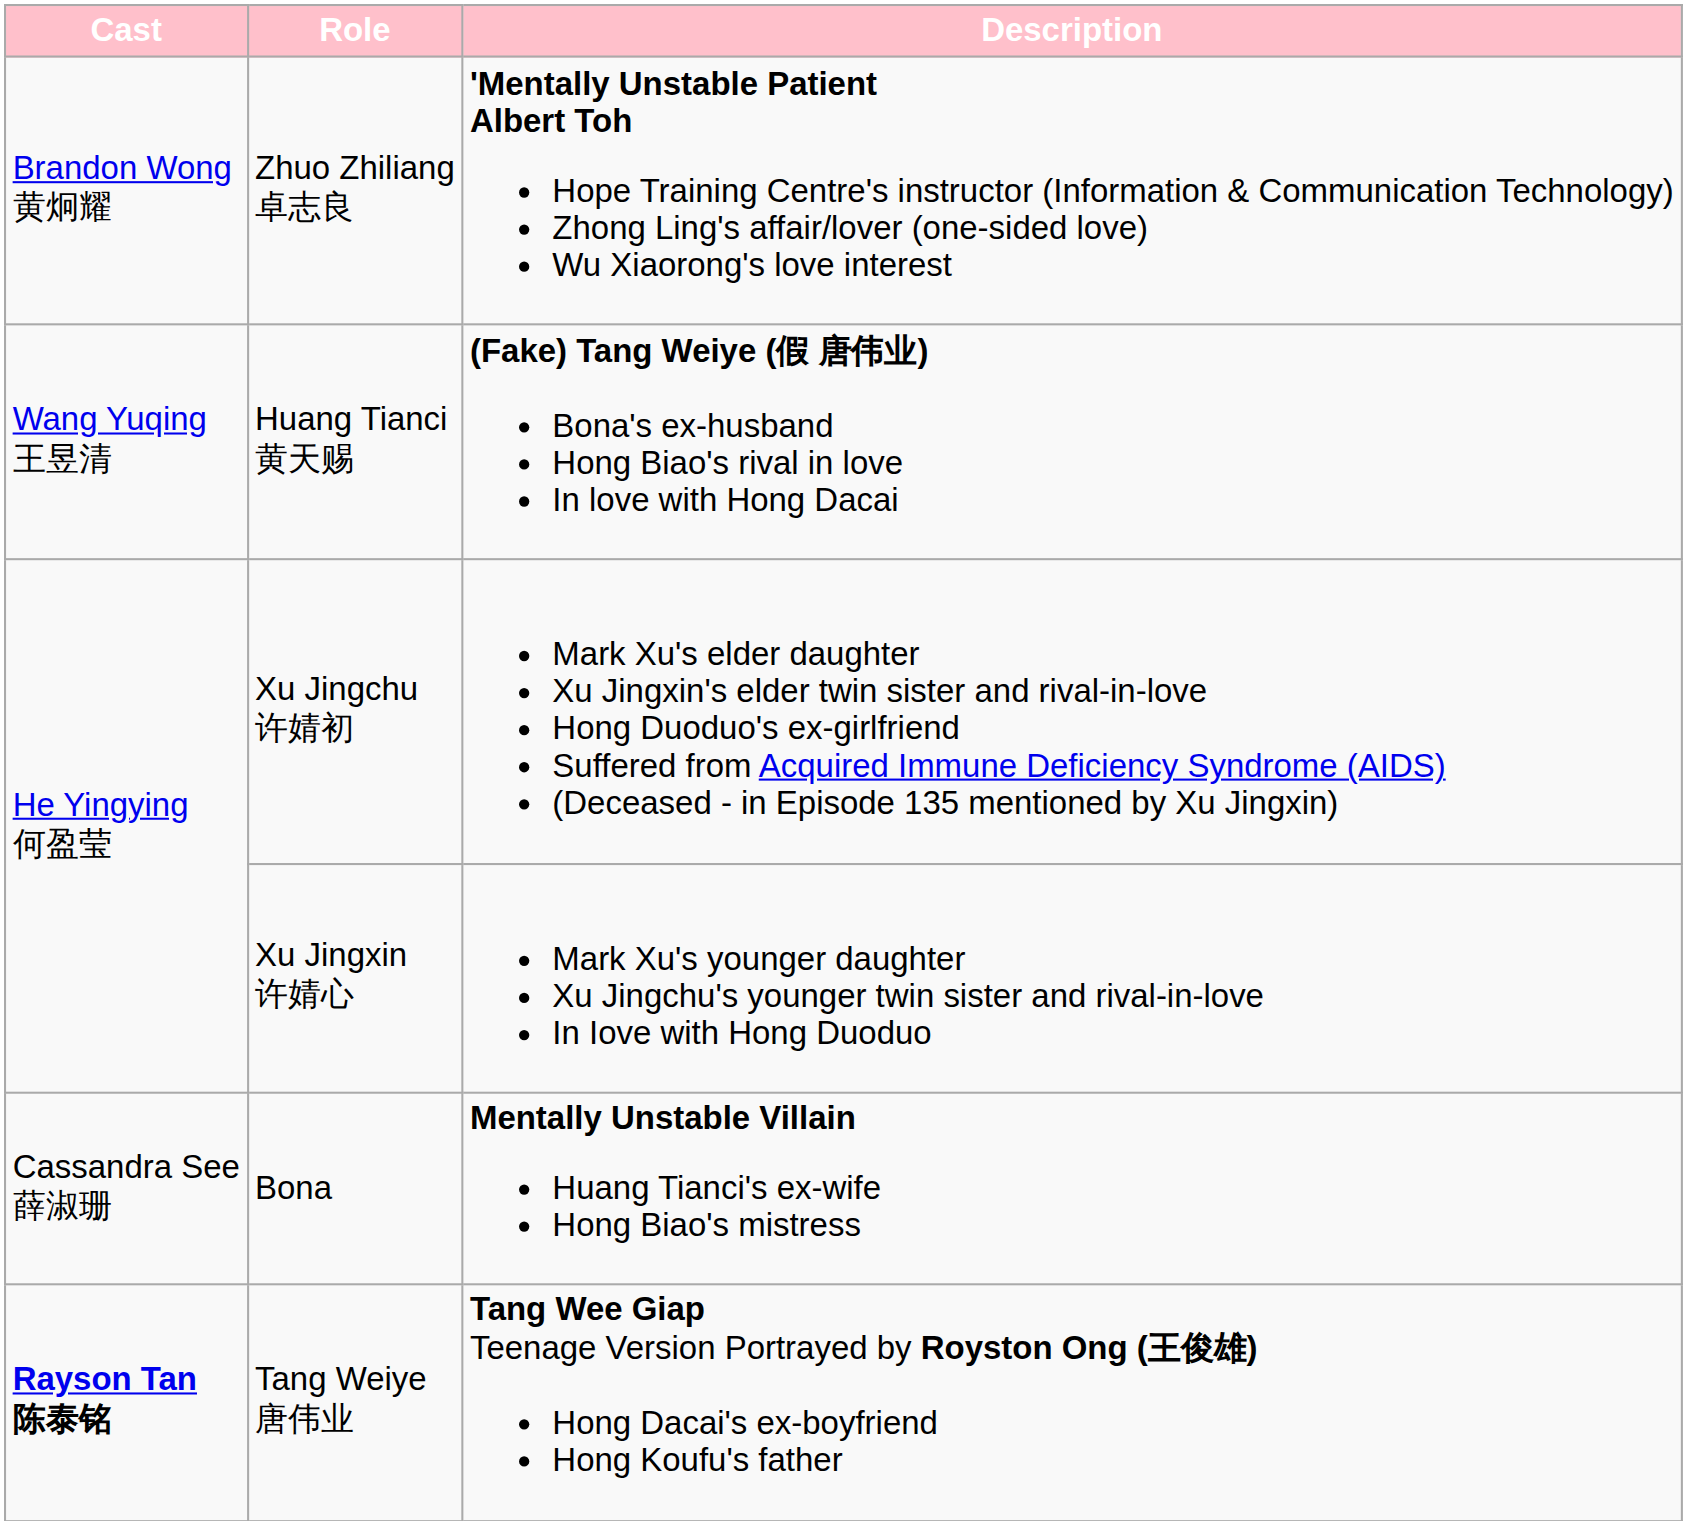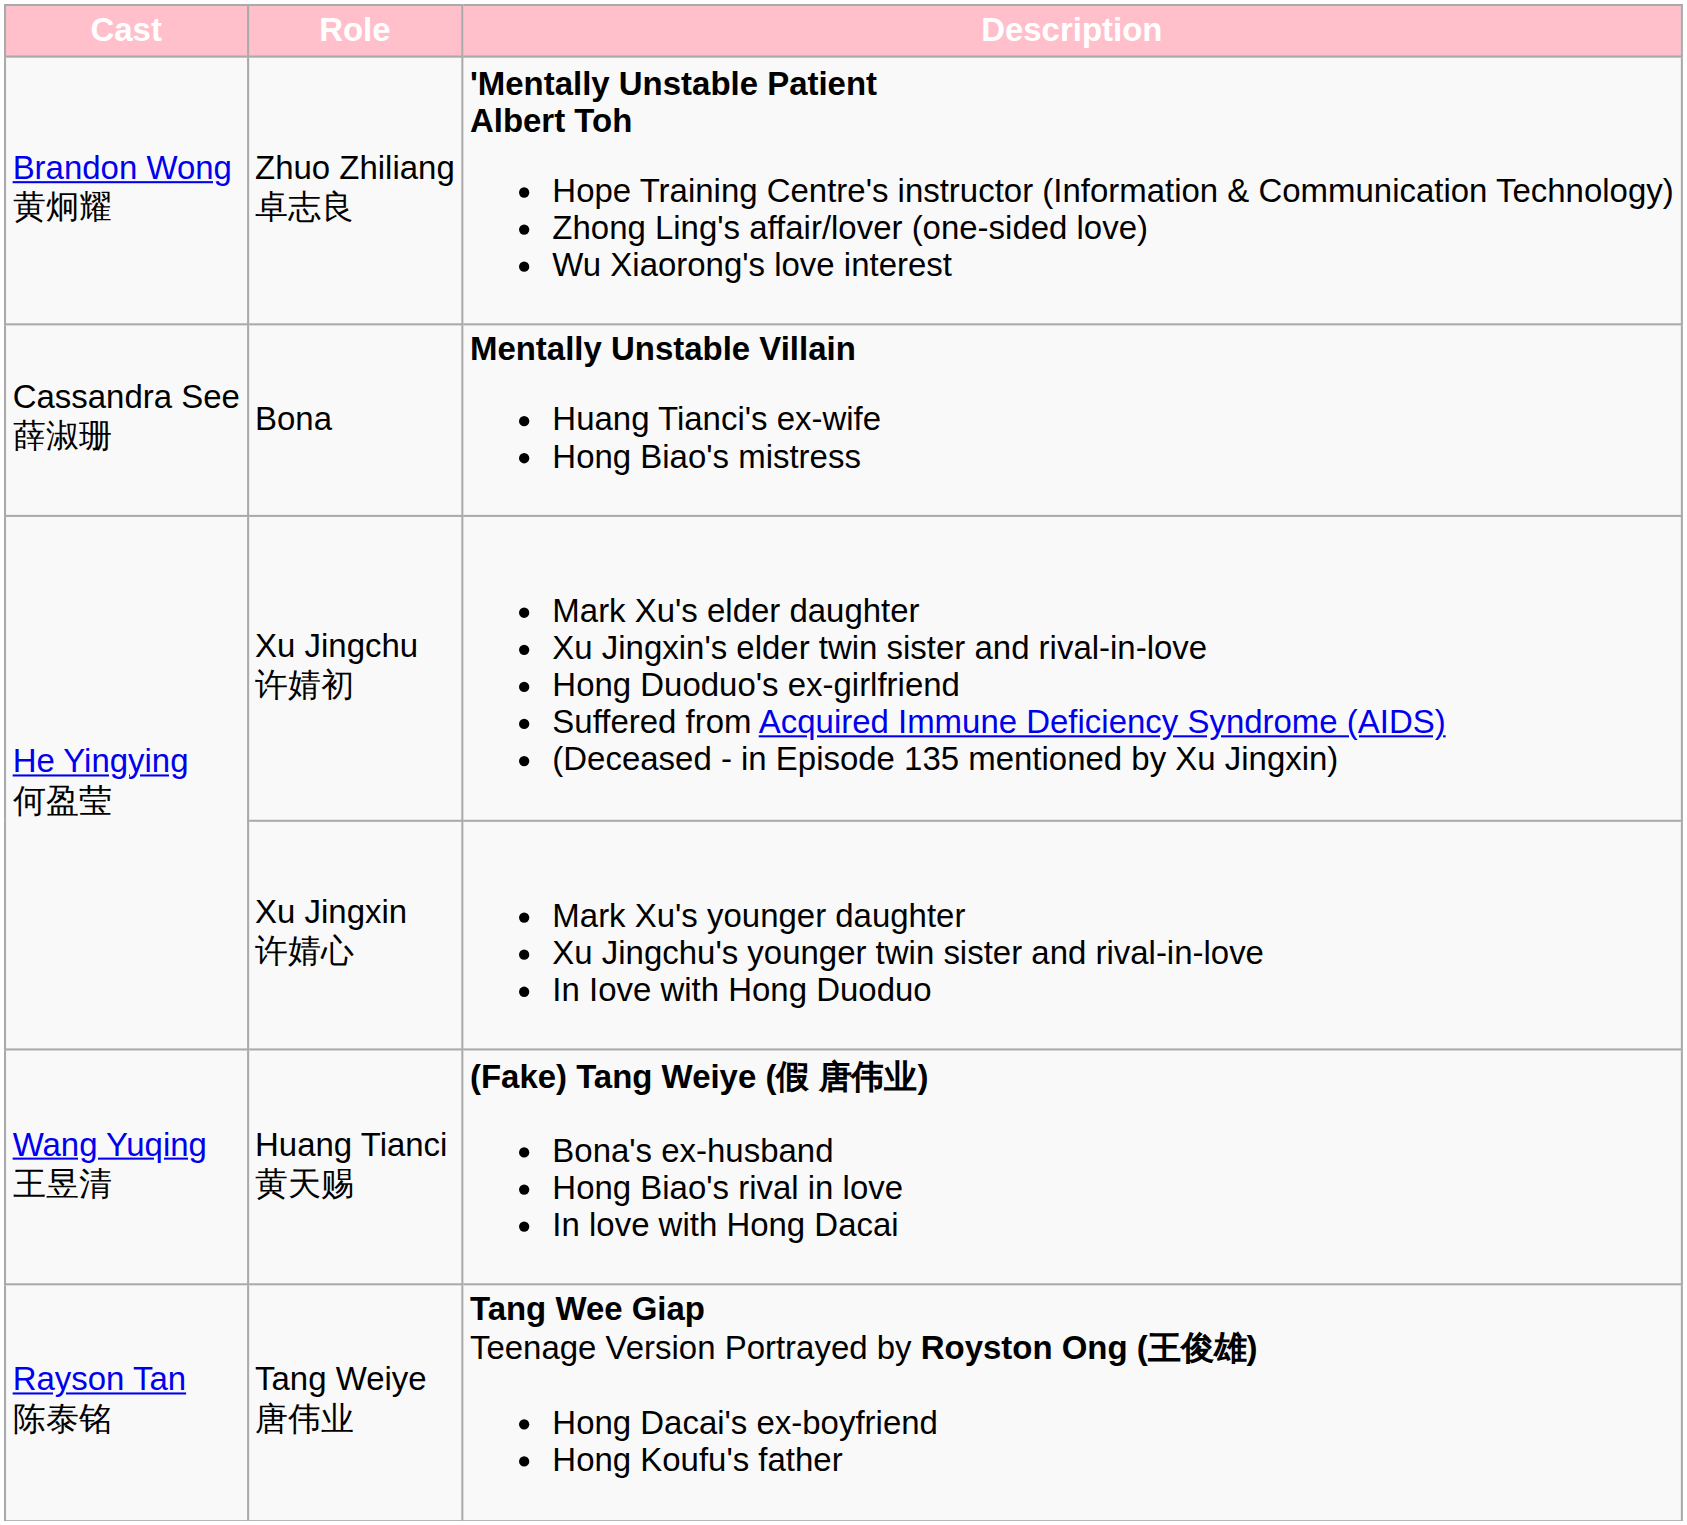rows swapped: (294, 1188) <-> (351, 439)
(105, 1400) bold -> (99, 1400) normal
